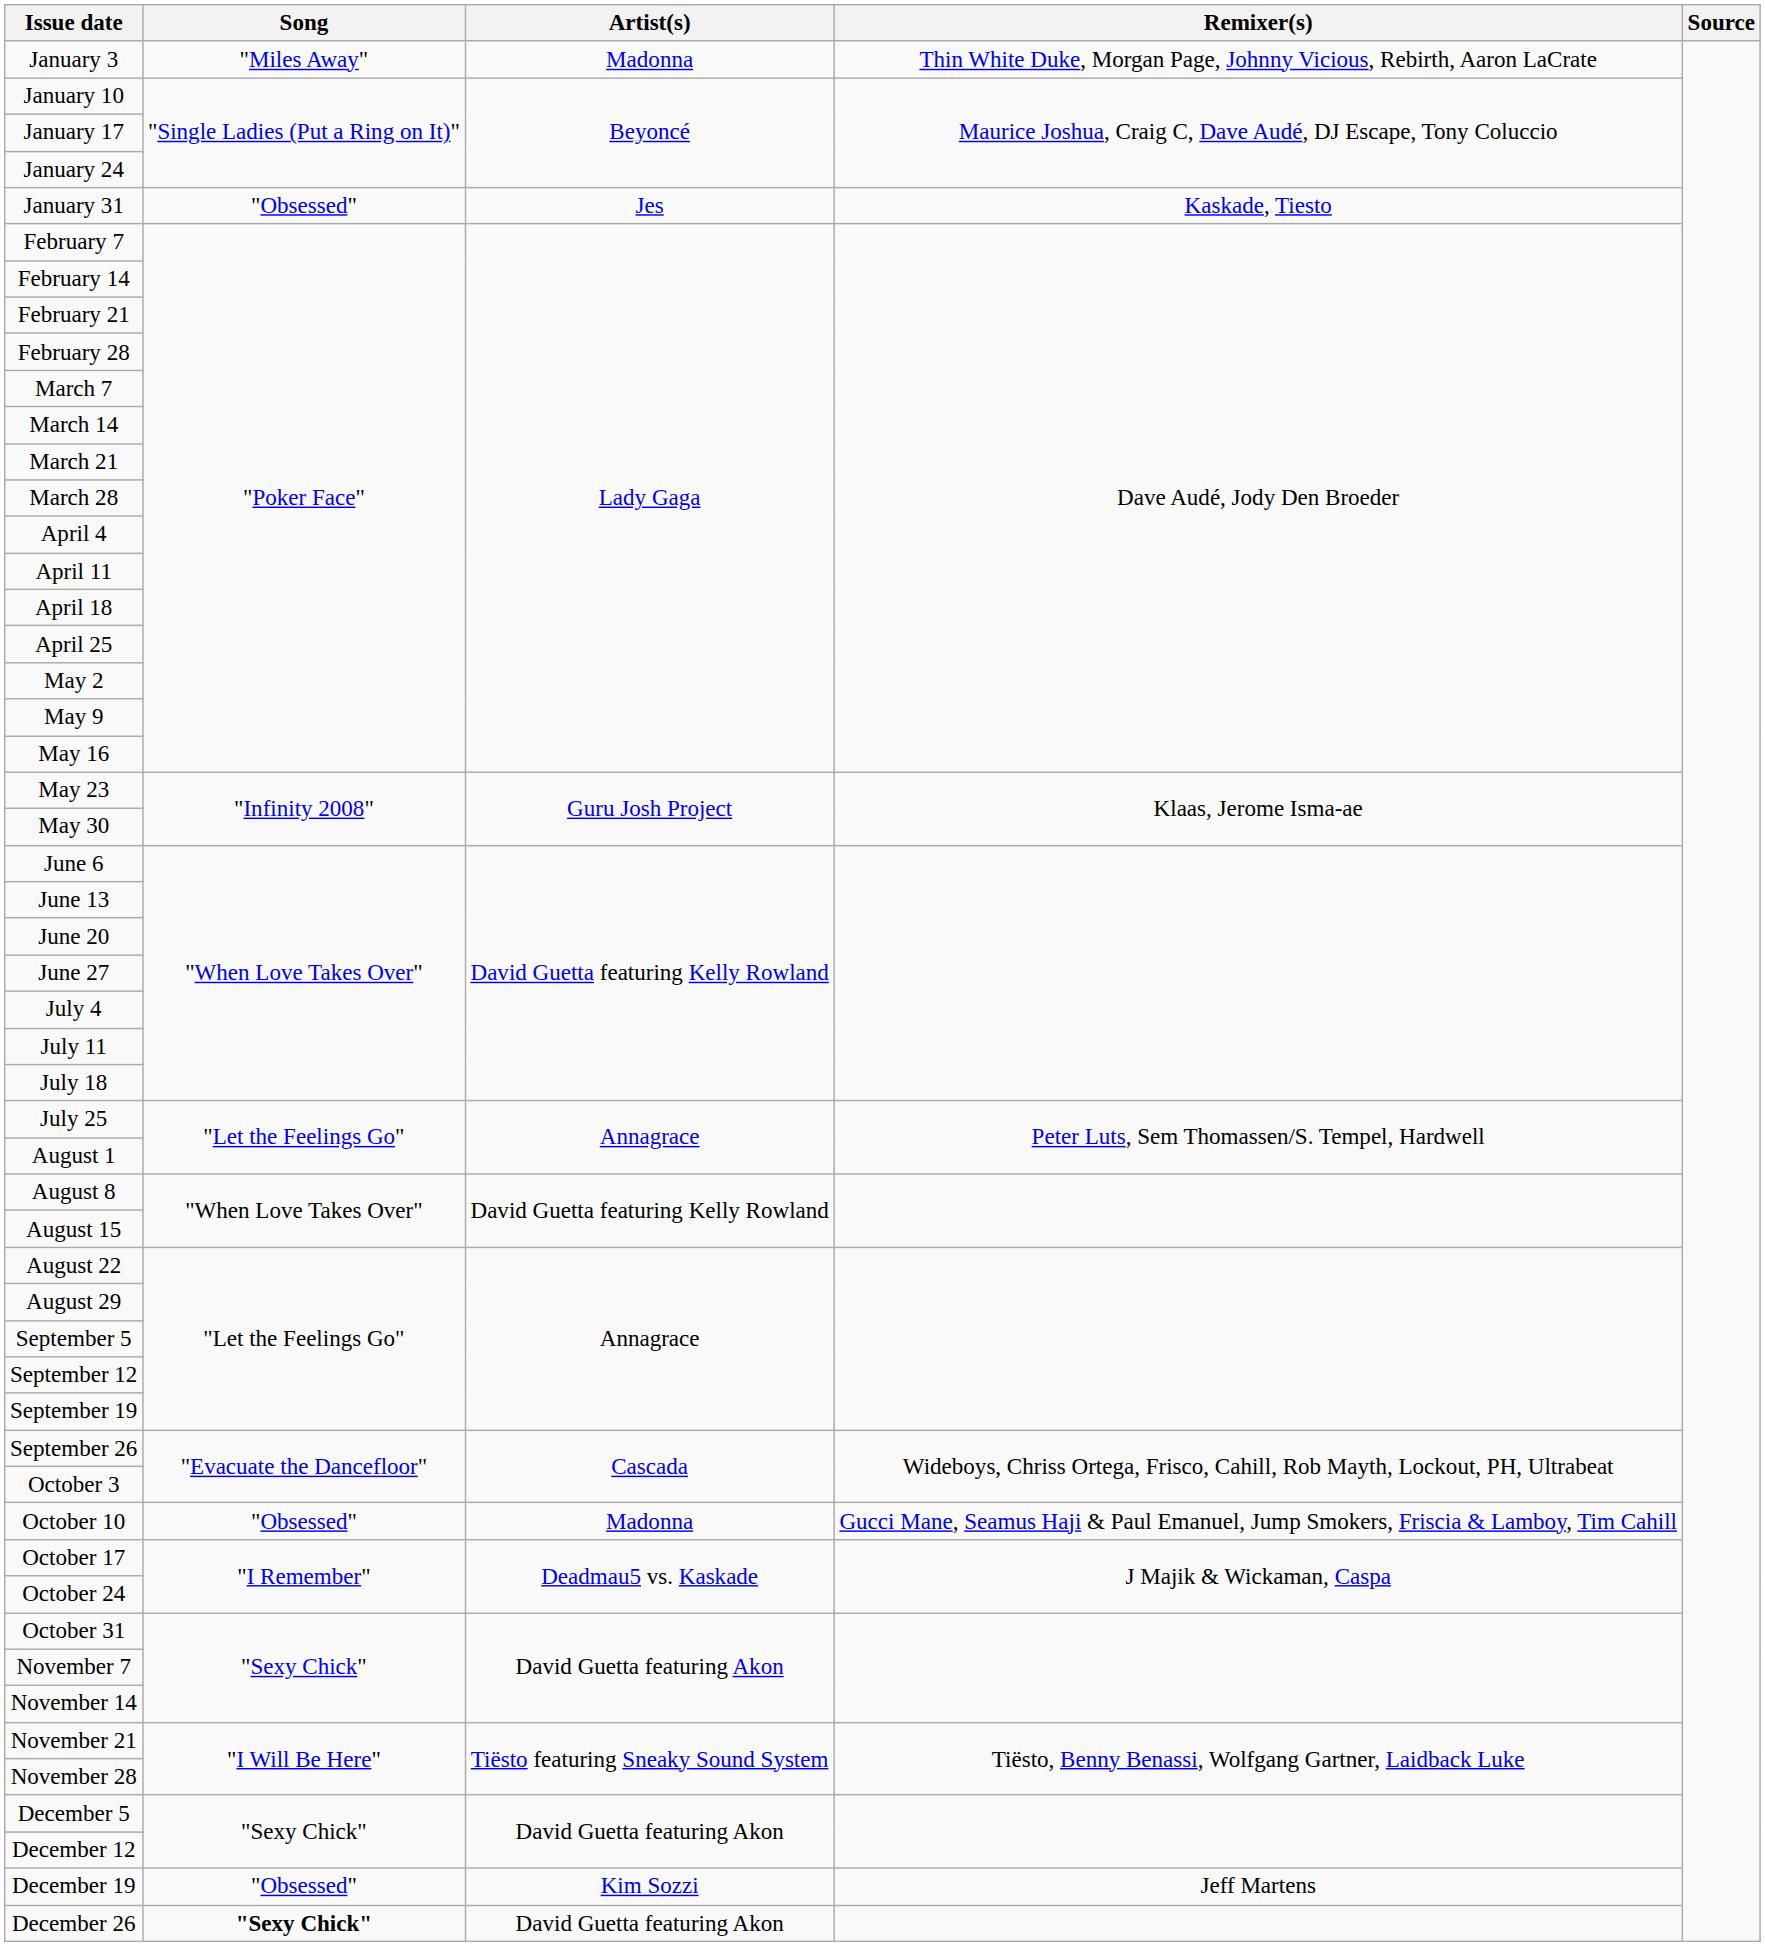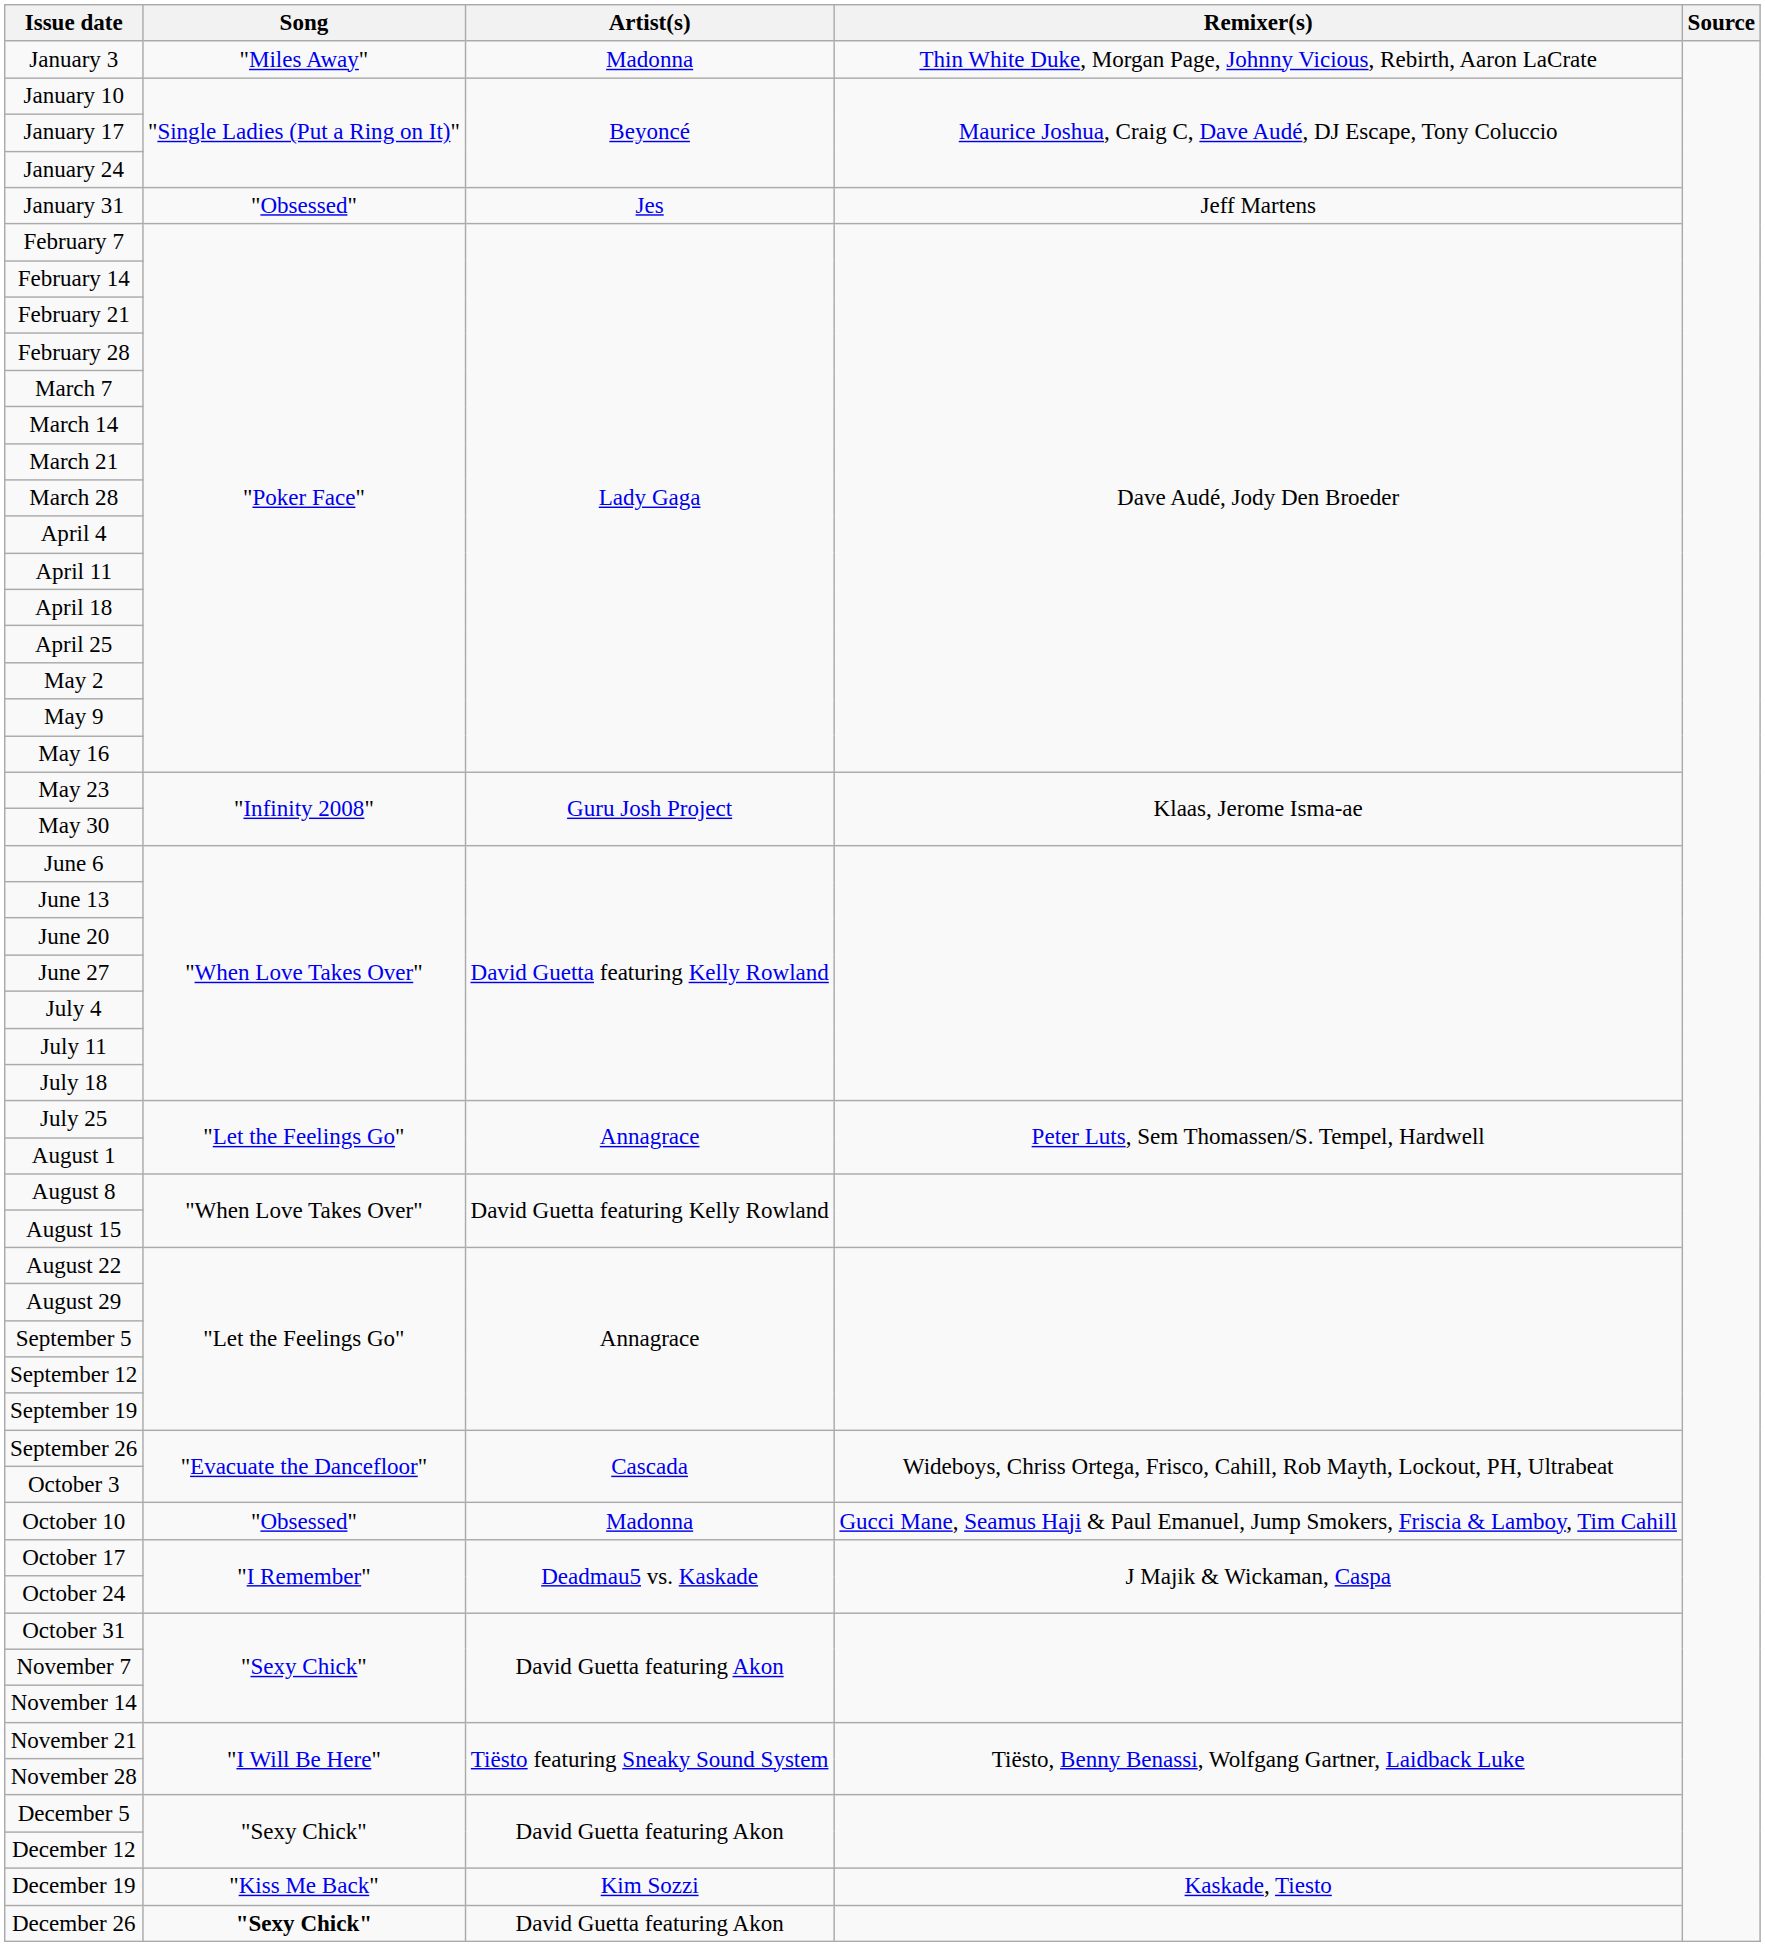(1258, 205) Kaskade, Tiesto -> (1258, 205) Jeff Martens
(304, 1886) "Obsessed" -> (304, 1886) "Kiss Me Back"
(1258, 1886) Jeff Martens -> (1258, 1886) Kaskade, Tiesto
